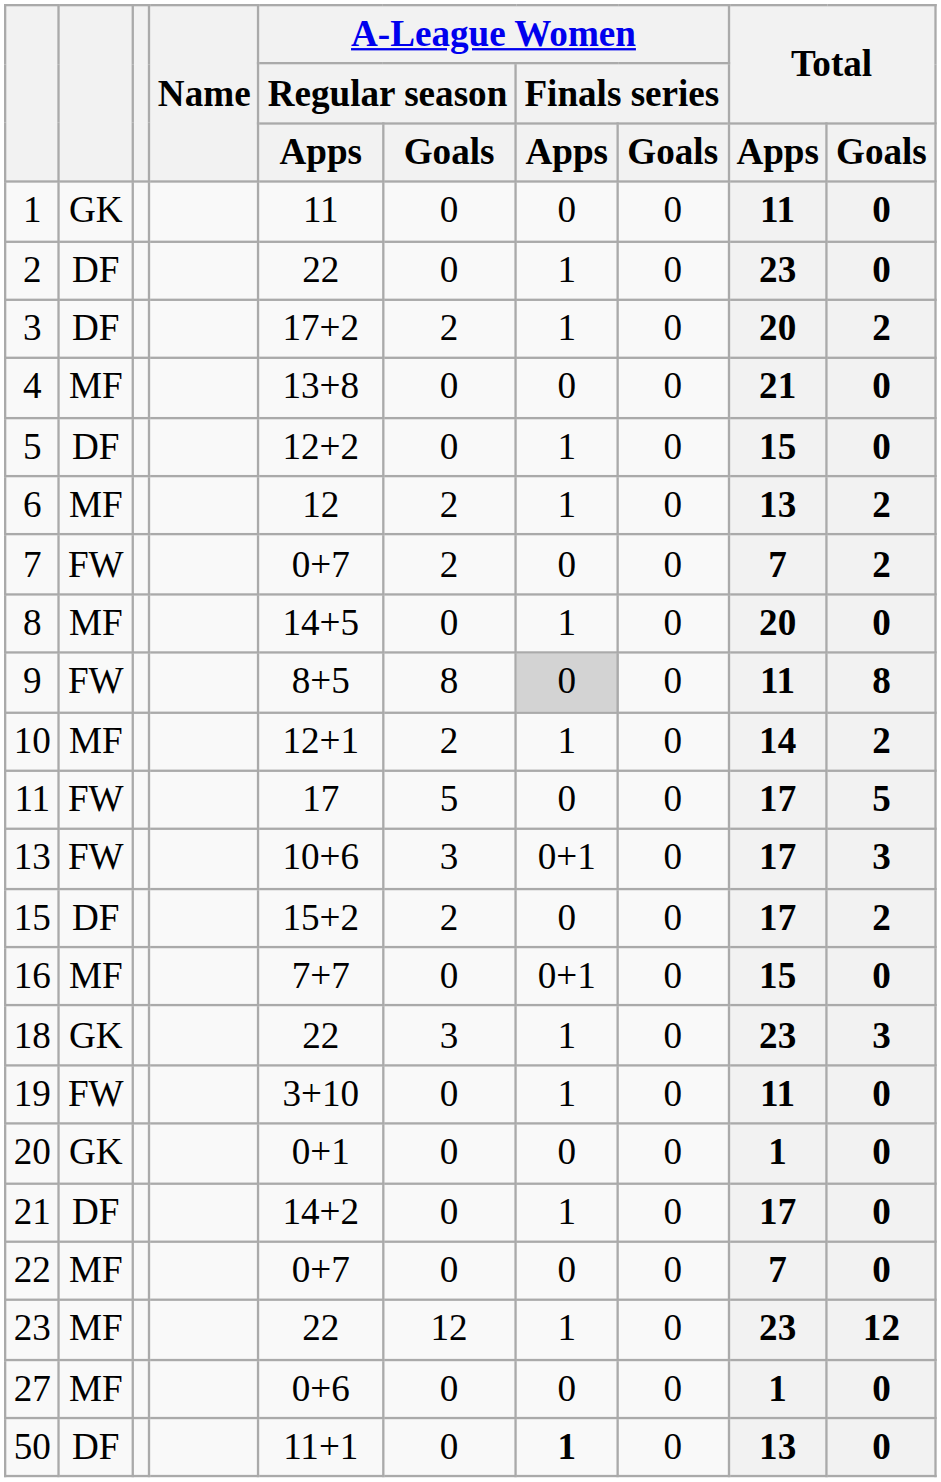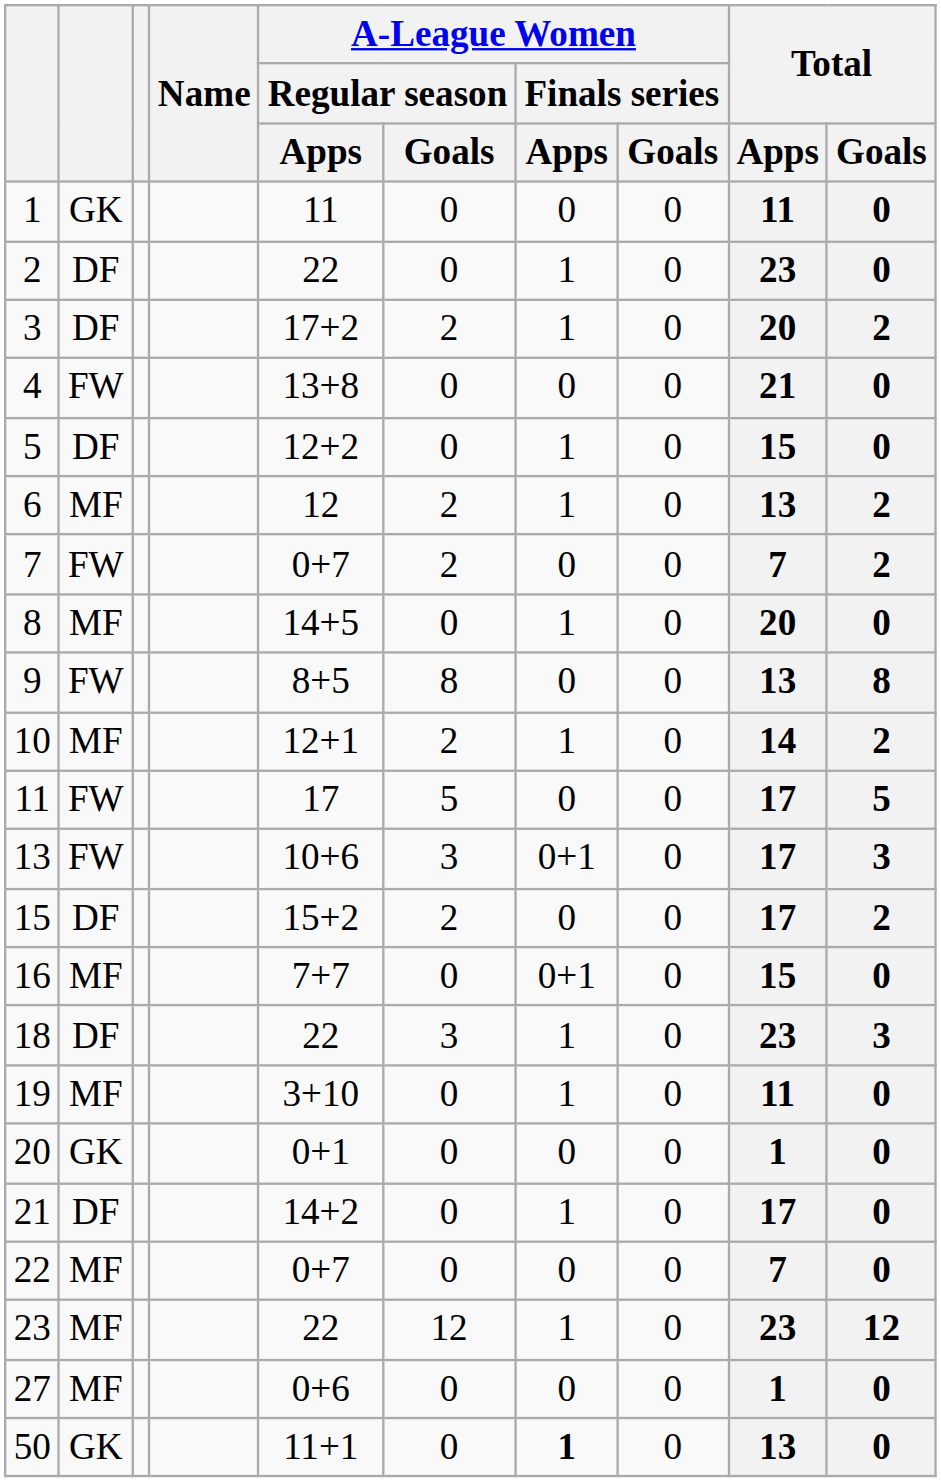(96, 387) MF -> (96, 387) FW
(567, 681) lightgrey background -> (567, 681) no background
(778, 681) 11 -> (778, 681) 13
(96, 1034) GK -> (96, 1034) DF
(96, 1093) FW -> (96, 1093) MF
(96, 1446) DF -> (96, 1446) GK
